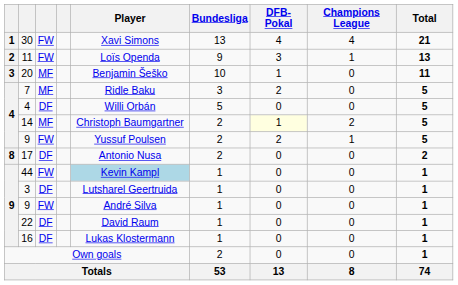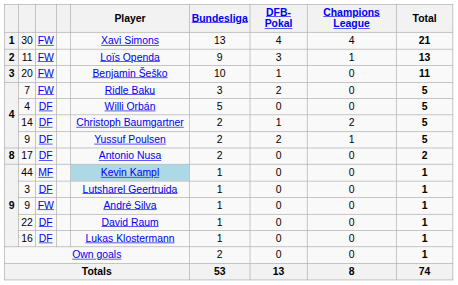(46, 73) MF -> (46, 73) FW
(46, 90) MF -> (46, 90) FW
(46, 123) MF -> (46, 123) DF
(279, 123) lightyellow background -> (279, 123) no background
(46, 139) FW -> (46, 139) DF
(46, 172) FW -> (46, 172) MF
